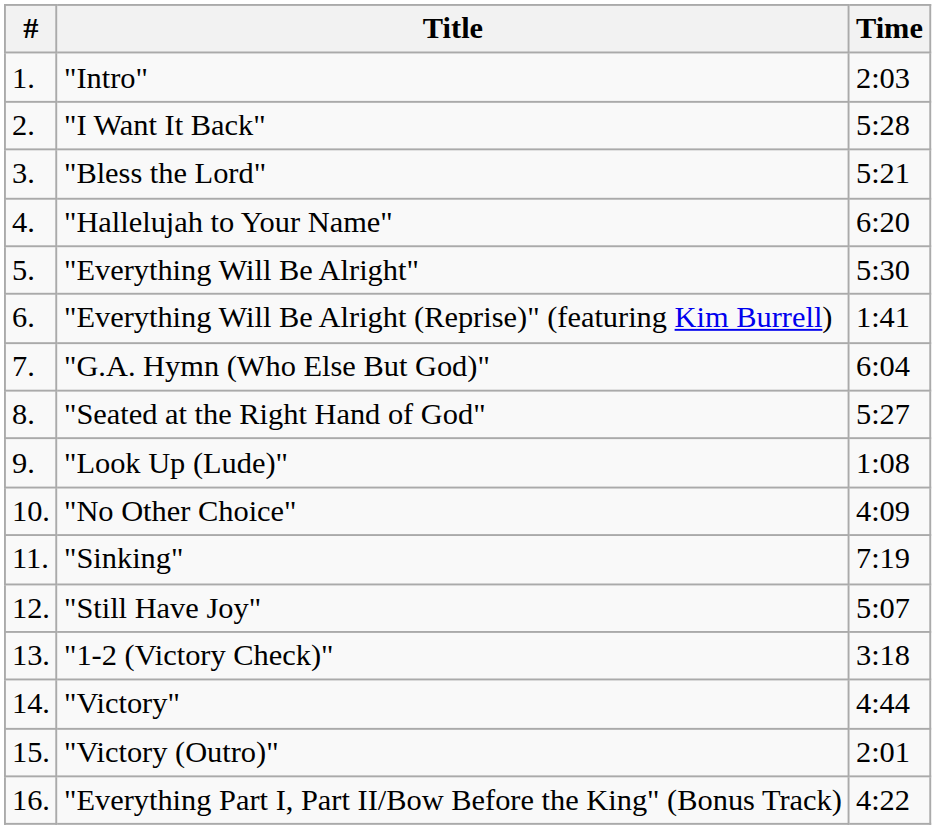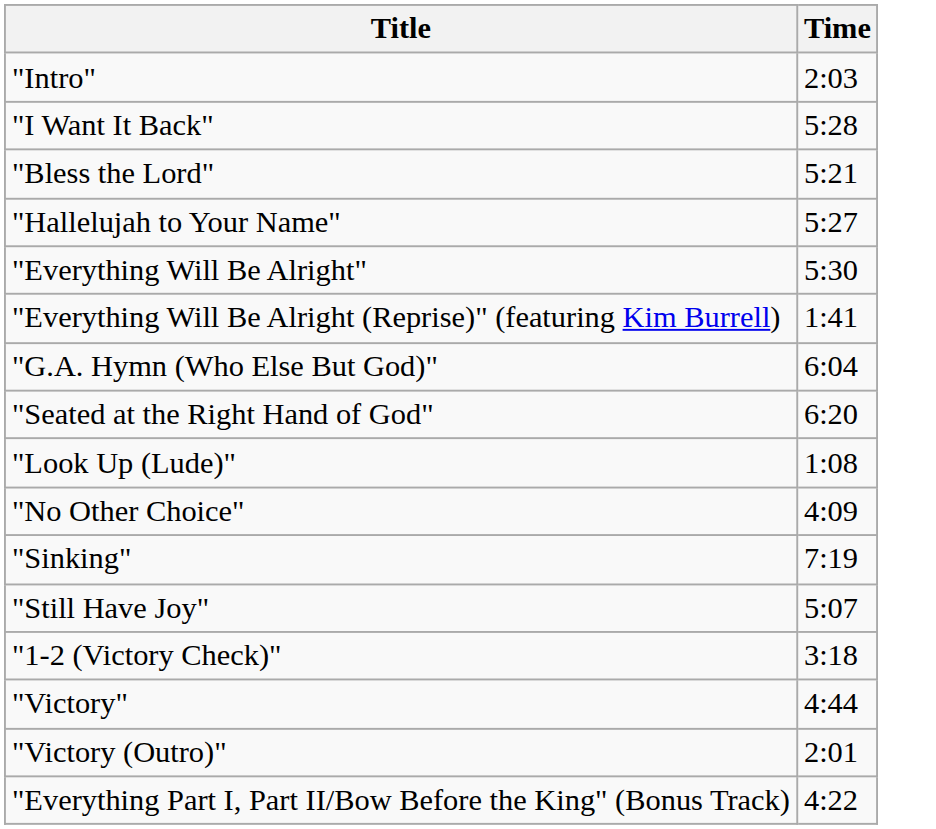- column: (31, 28)
(883, 221) 6:20 -> (831, 221) 5:27
(883, 414) 5:27 -> (831, 414) 6:20
